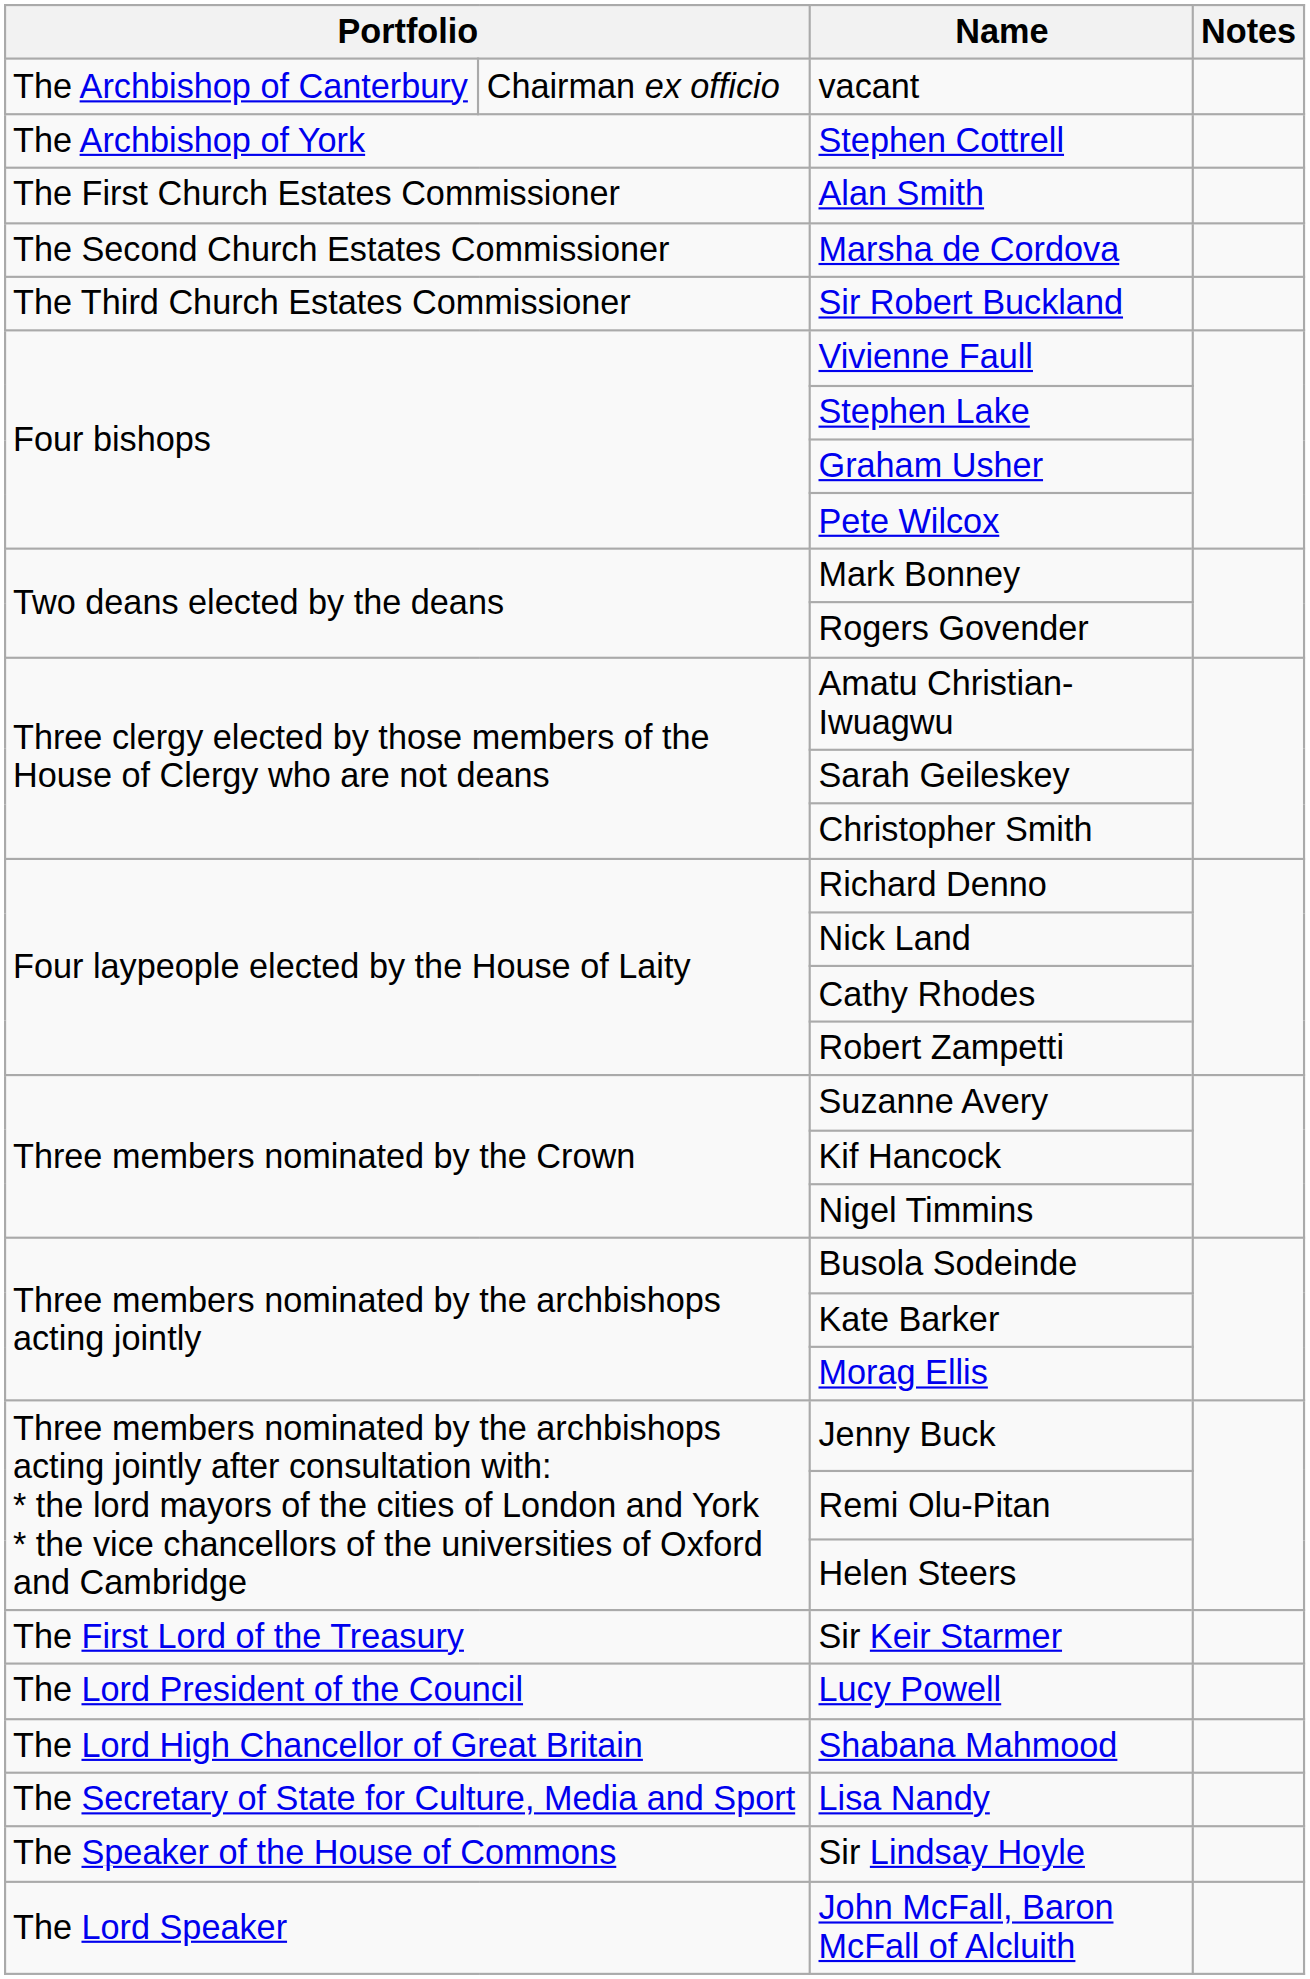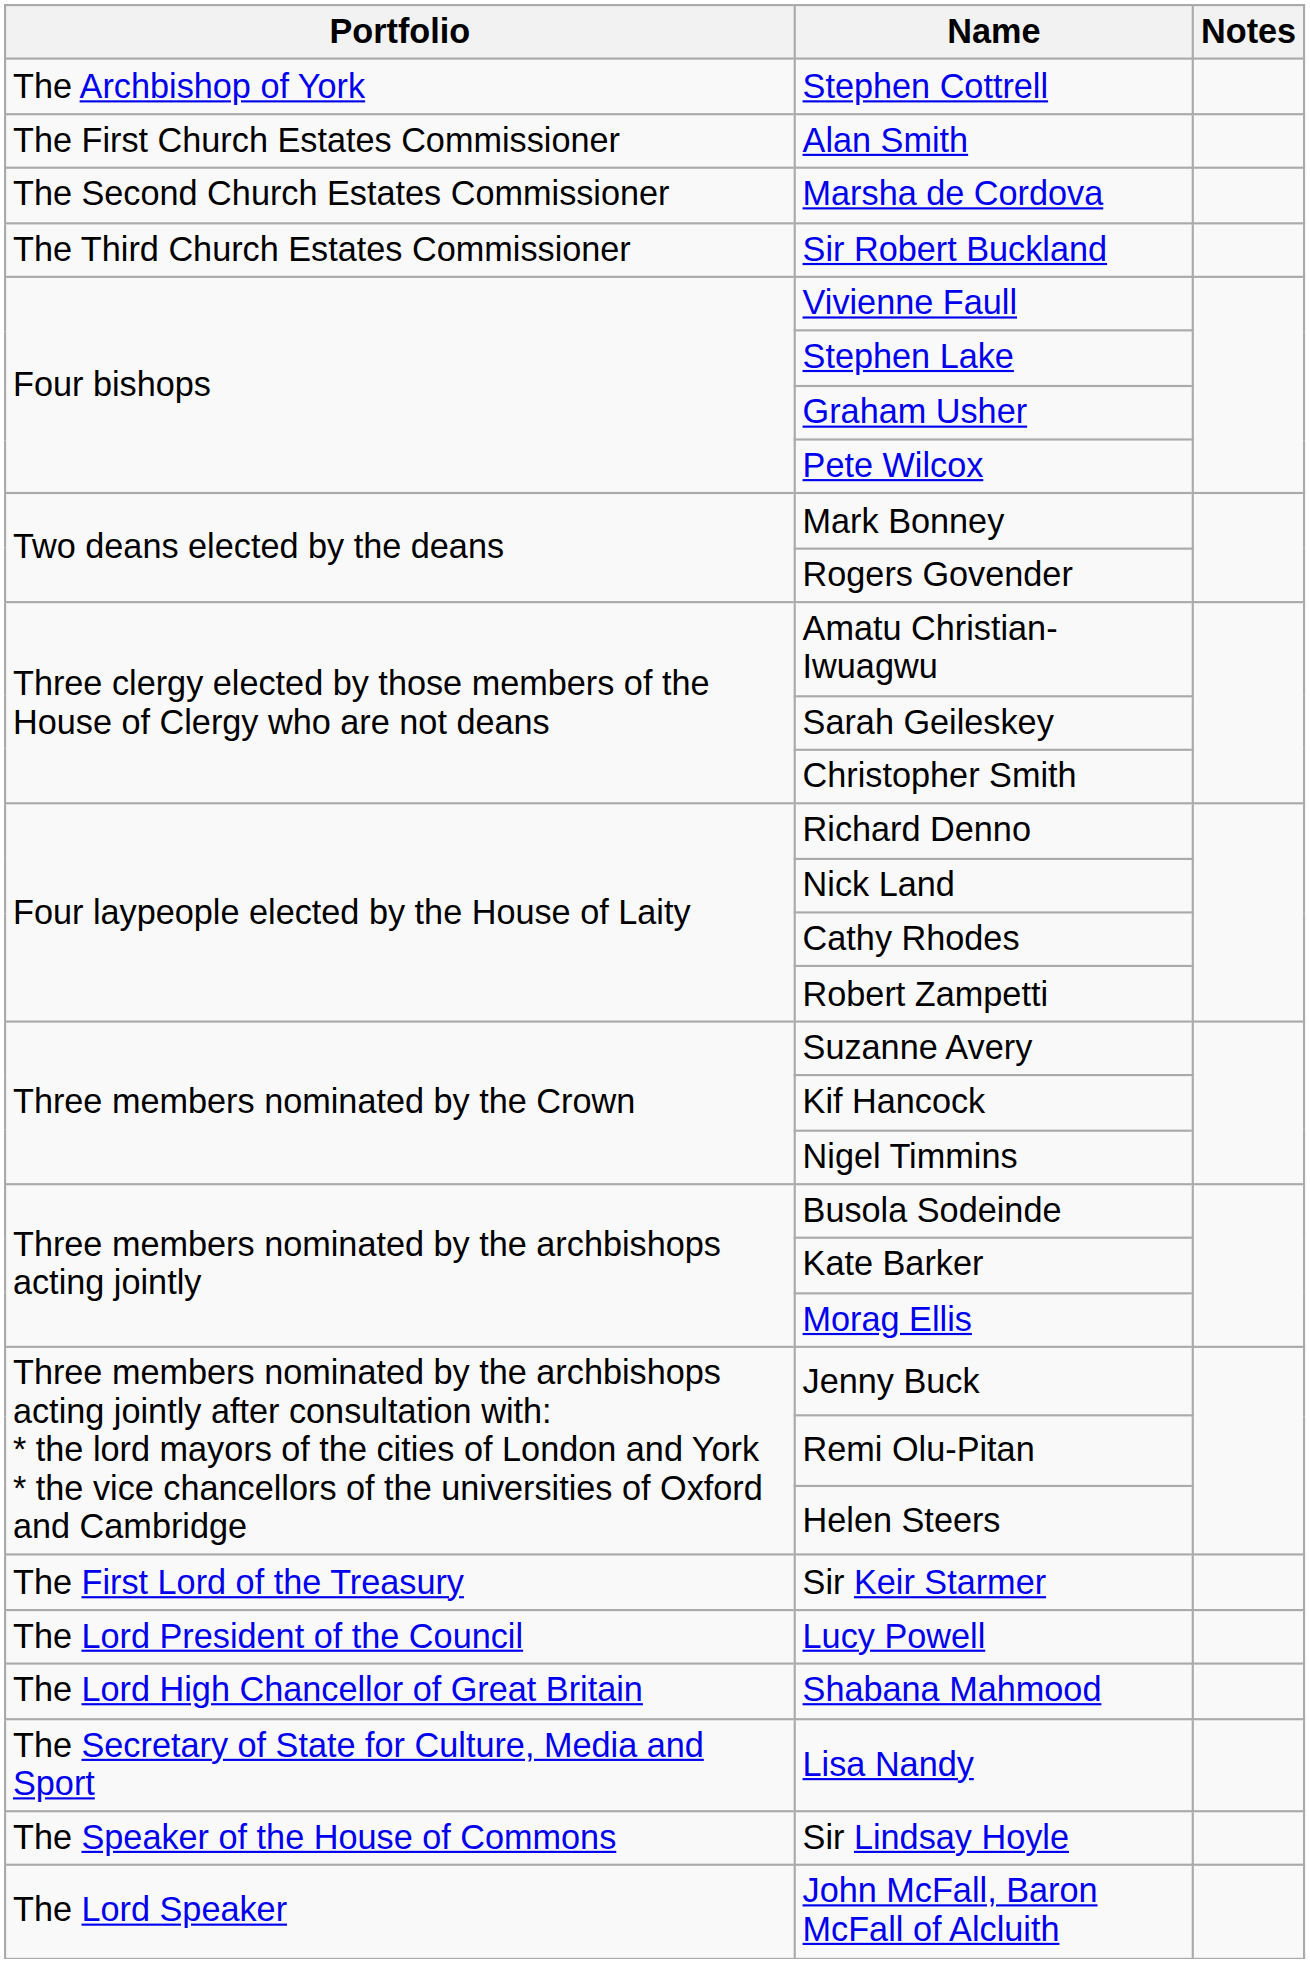- row: (869, 85)
